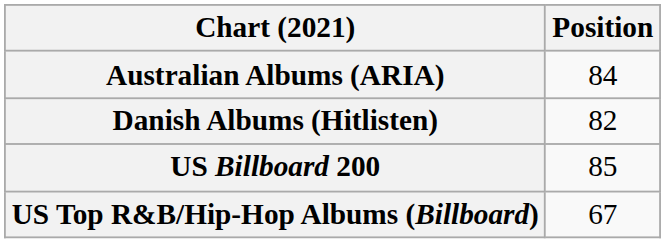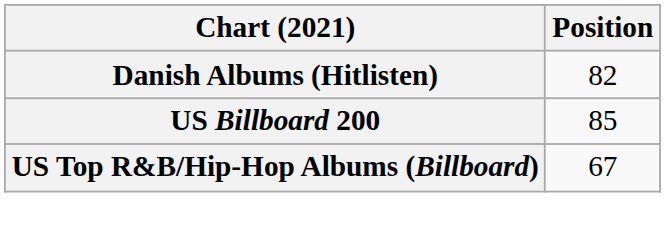- row: (275, 74)
